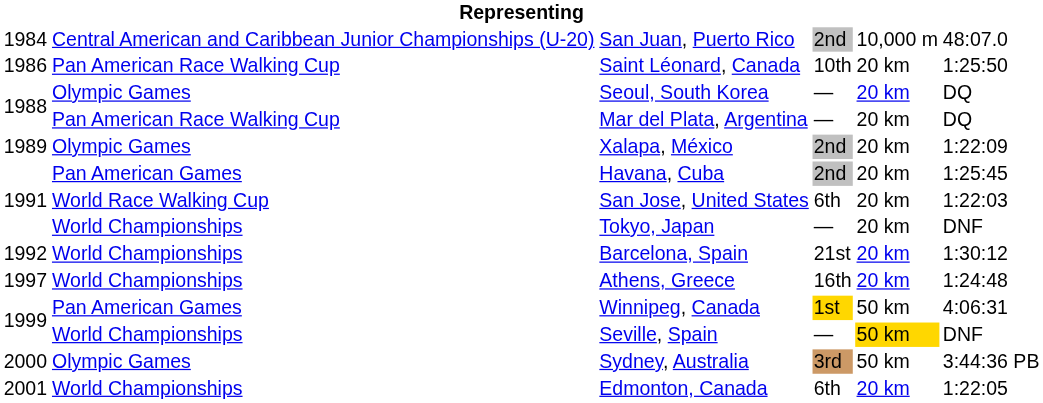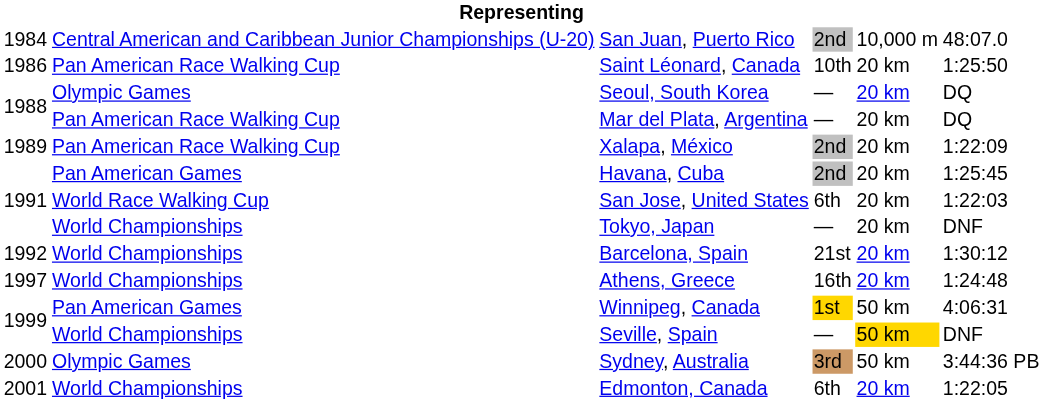(121, 146) Olympic Games -> (196, 146) Pan American Race Walking Cup
